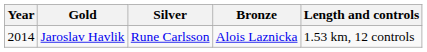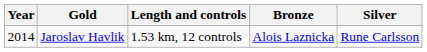columns swapped: (170, 15) <-> (361, 15)
